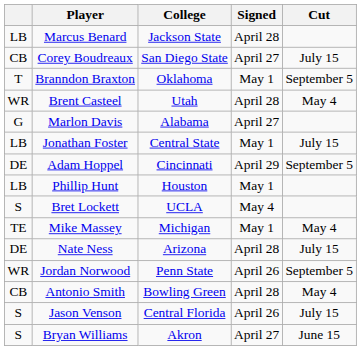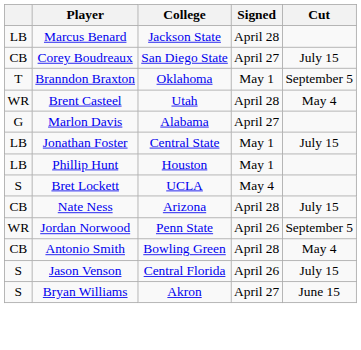- row: (85, 164)
- row: (85, 228)
(18, 249) DE -> (18, 206) CB
